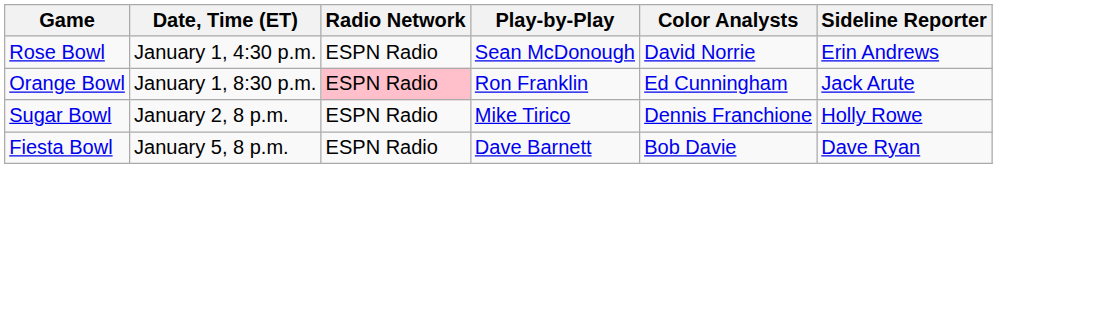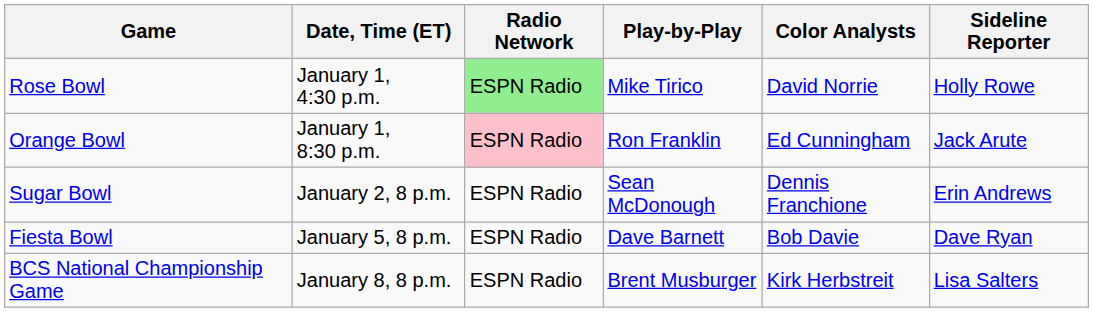(382, 52) no background -> (526, 85) lightgreen background
(555, 52) Sean McDonough -> (655, 85) Mike Tirico
(880, 52) Erin Andrews -> (984, 85) Holly Rowe
(523, 115) Mike Tirico -> (661, 194) Sean McDonough
(872, 115) Holly Rowe -> (993, 194) Erin Andrews
+ row: (136, 280)
